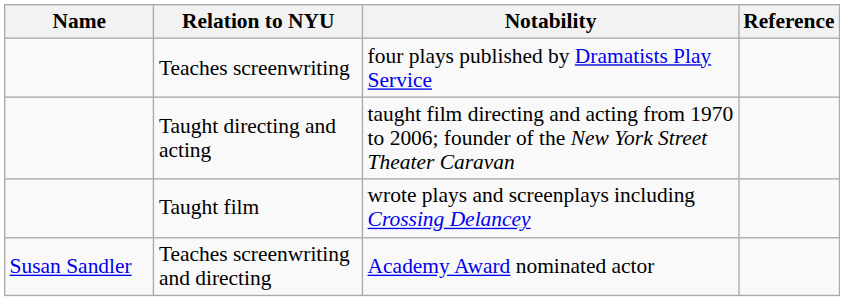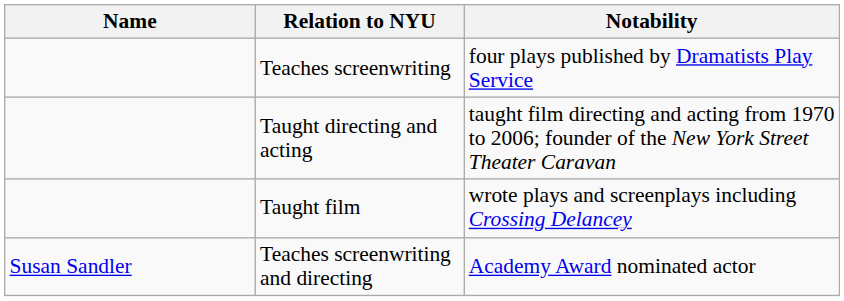- column: (789, 21)
